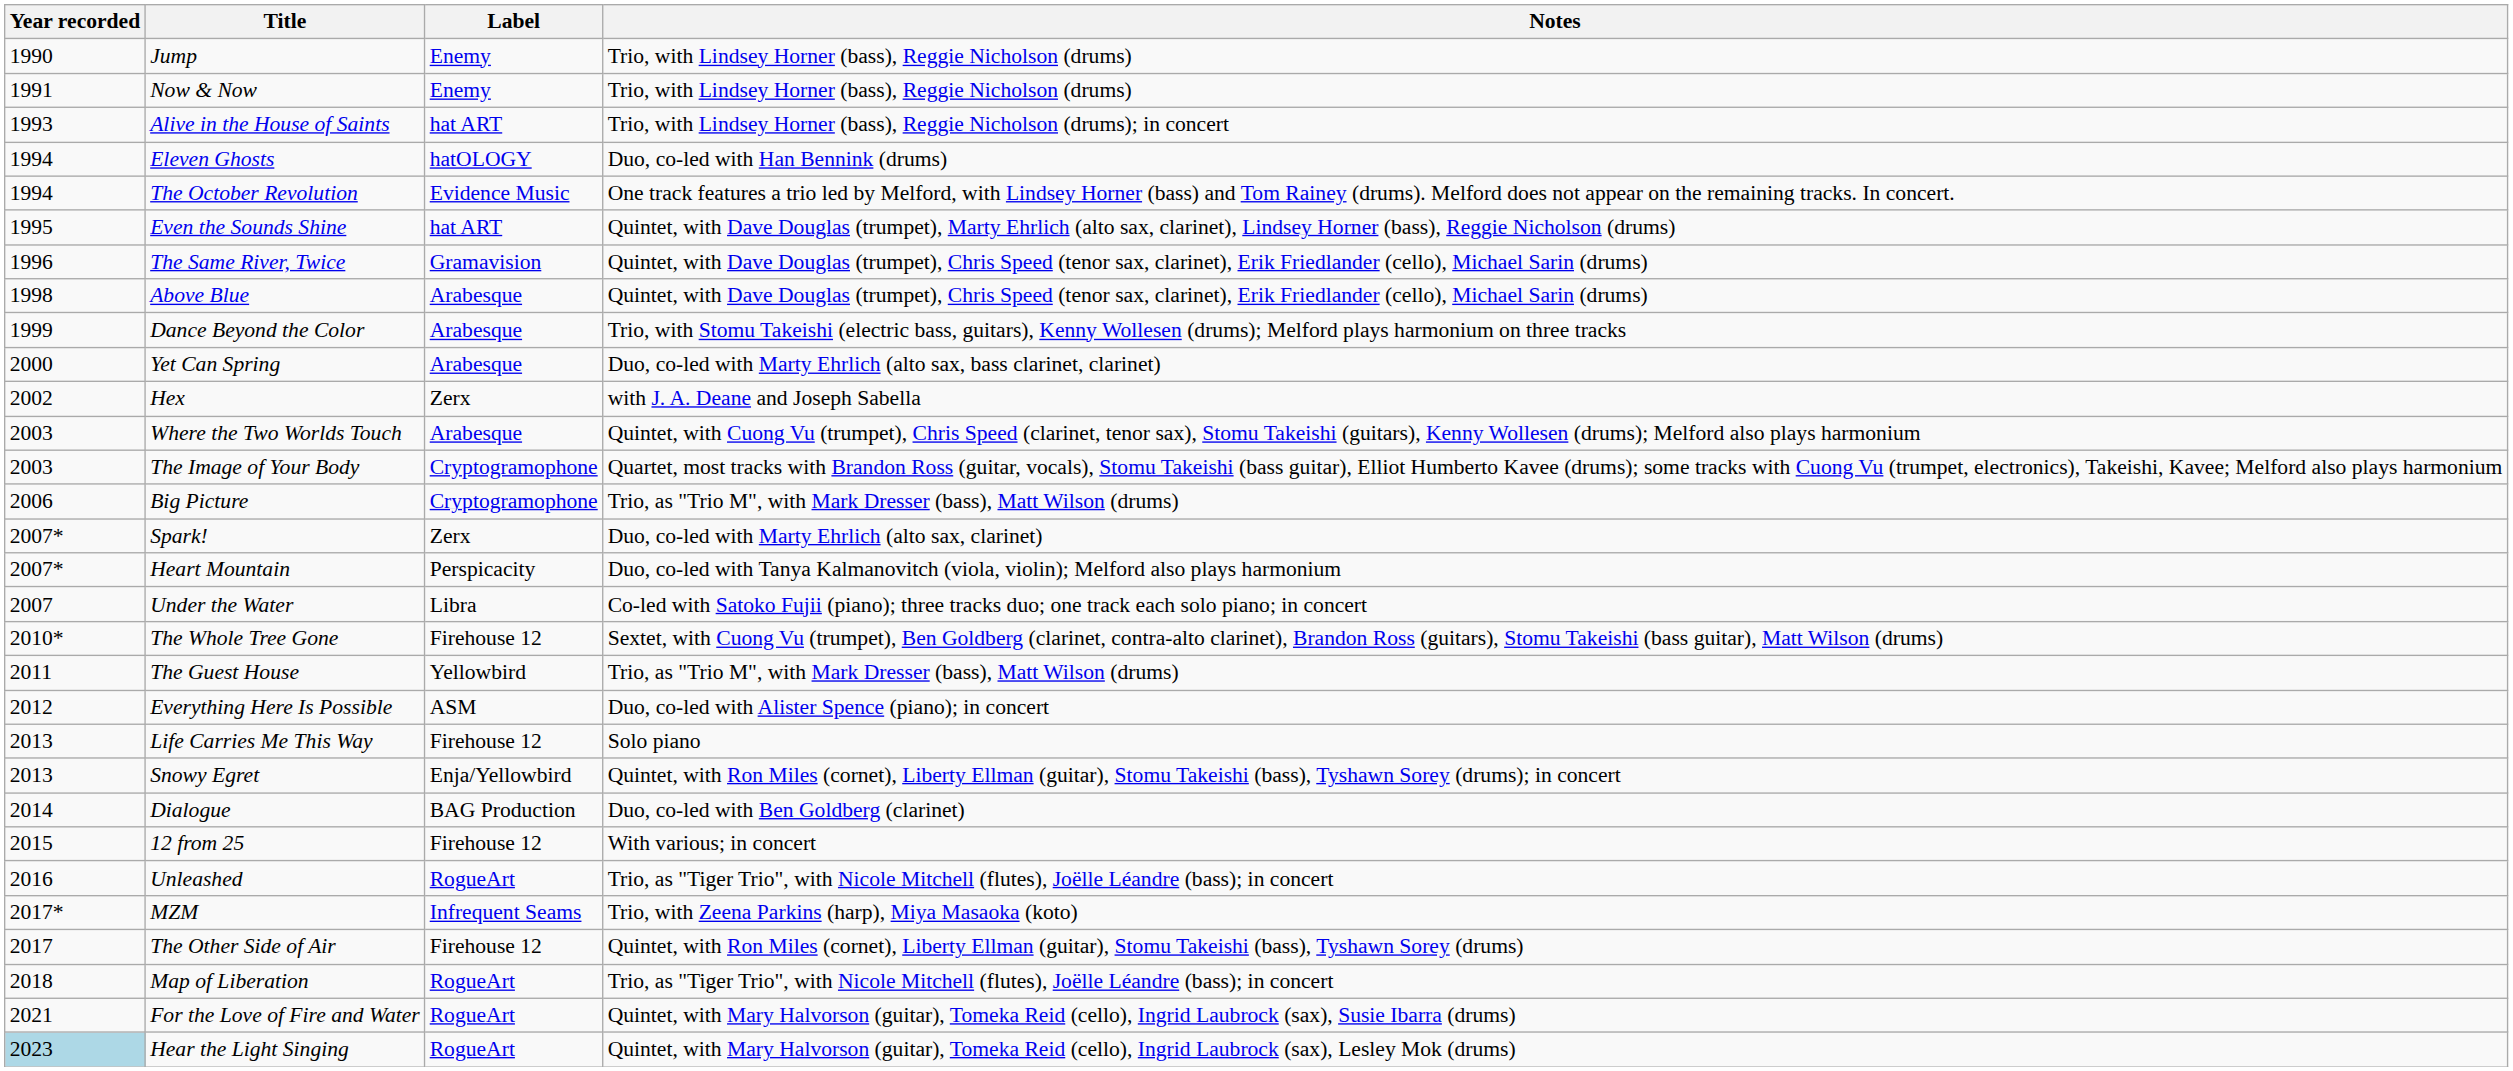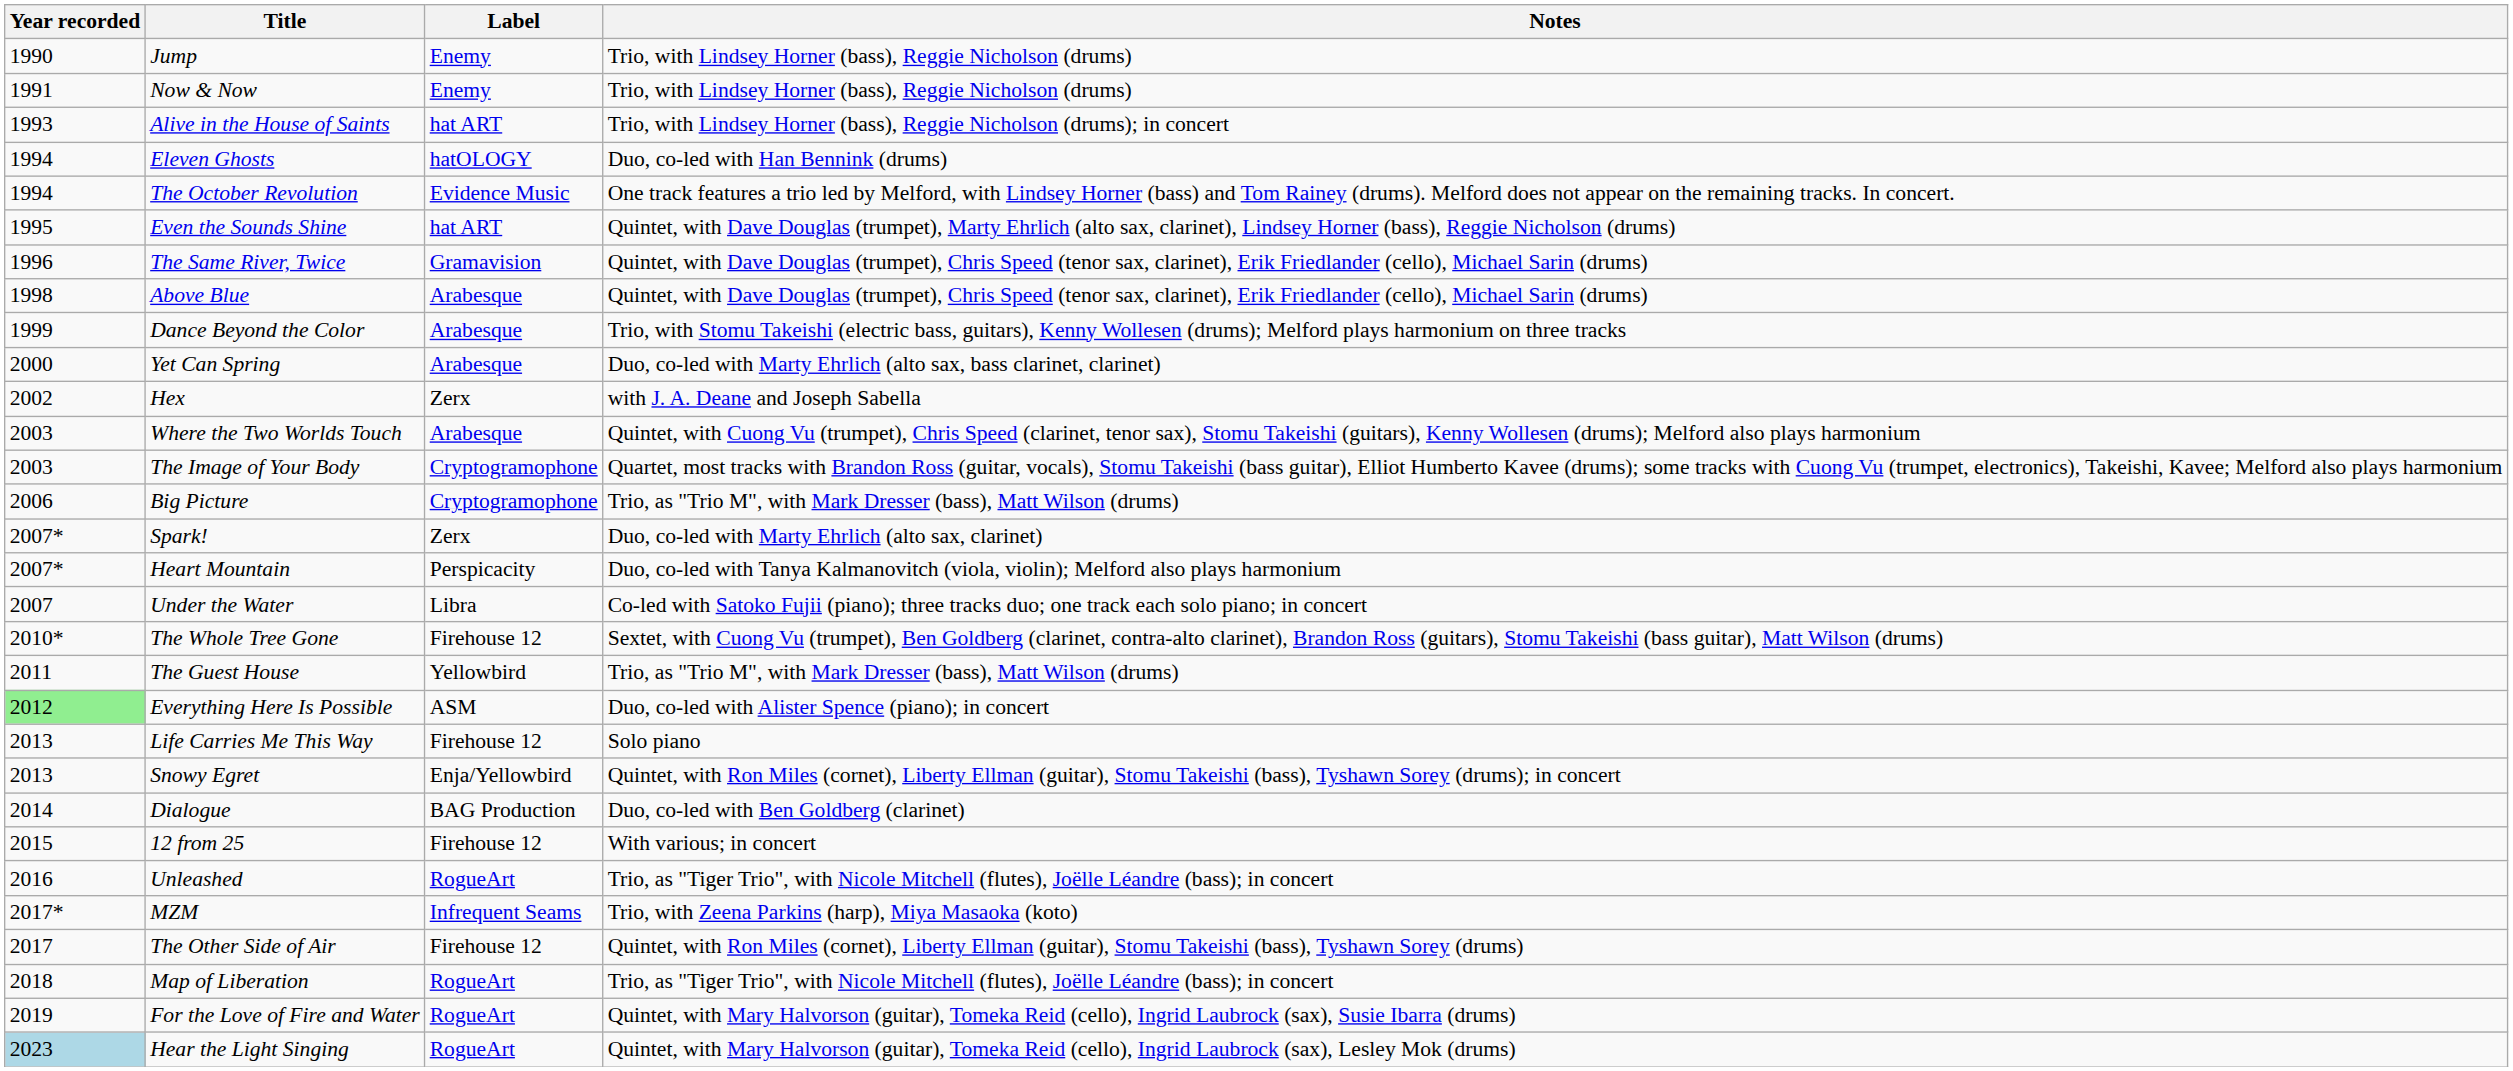(31, 706) no background -> (31, 706) lightgreen background
(31, 1015) 2021 -> (31, 1015) 2019
